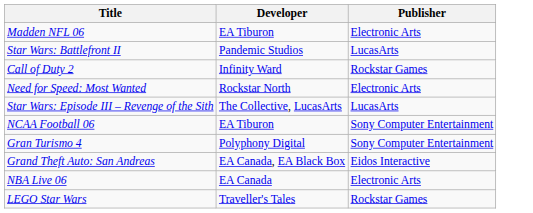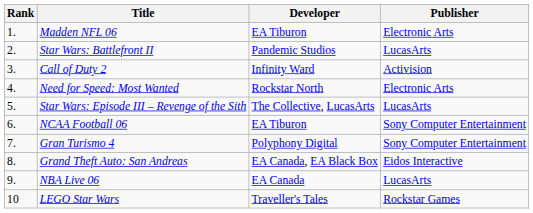+ column: (21, 13)
(389, 69) Rockstar Games -> (408, 69) Activision
(386, 180) Electronic Arts -> (407, 180) LucasArts
